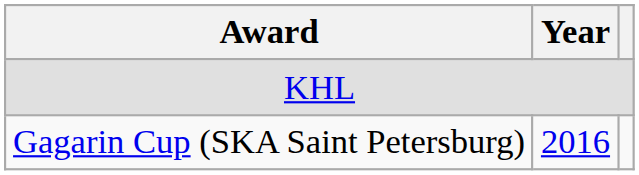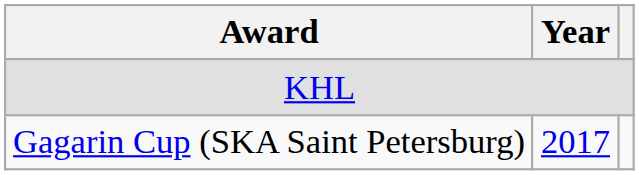(575, 141) 2016 -> (575, 141) 2017
